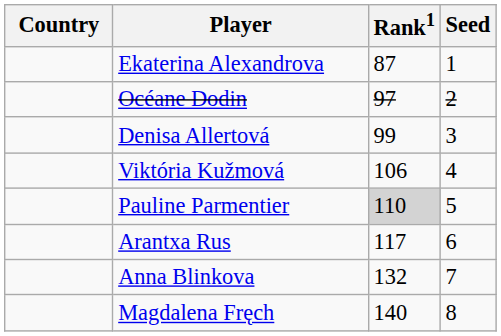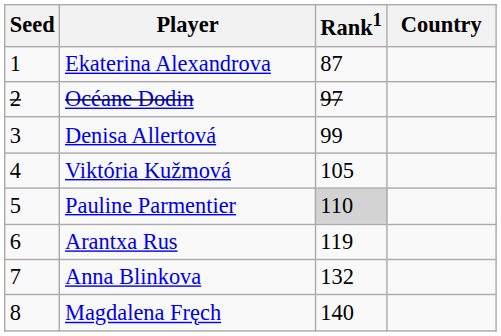columns swapped: (59, 25) <-> (468, 25)
(390, 170) 106 -> (337, 170) 105
(390, 241) 117 -> (337, 241) 119
